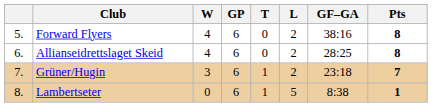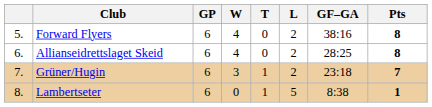columns swapped: (236, 14) <-> (207, 14)
